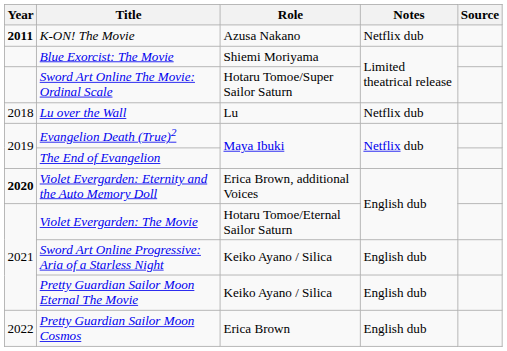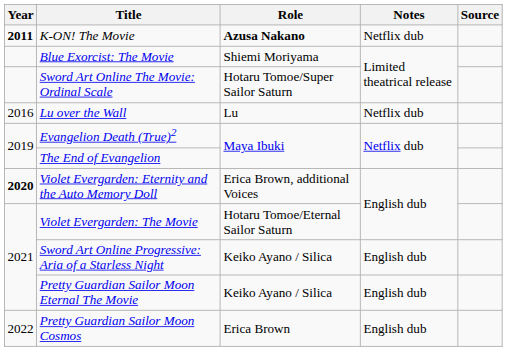(262, 35) normal -> (264, 35) bold
(21, 112) 2018 -> (21, 112) 2016
